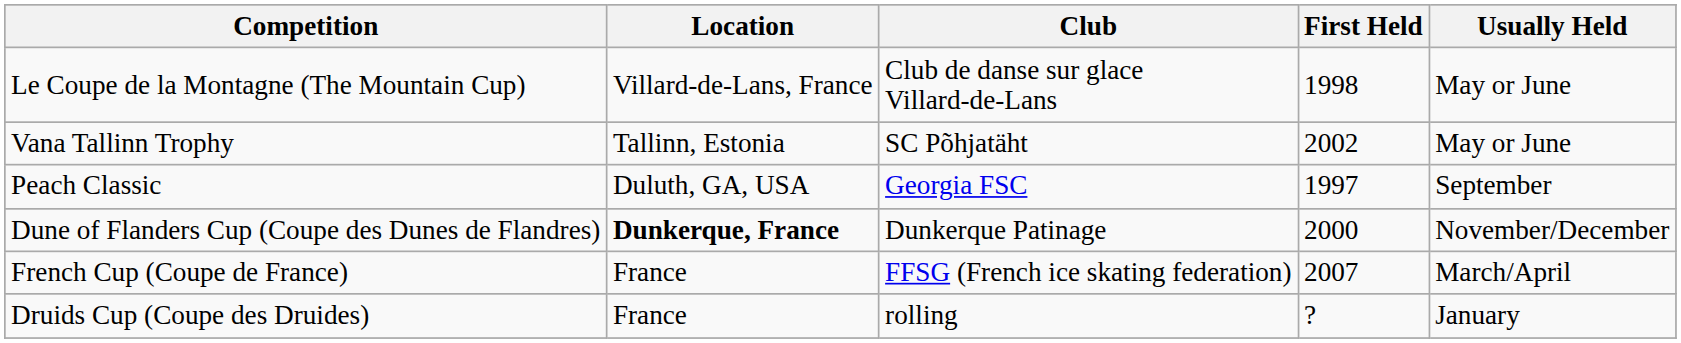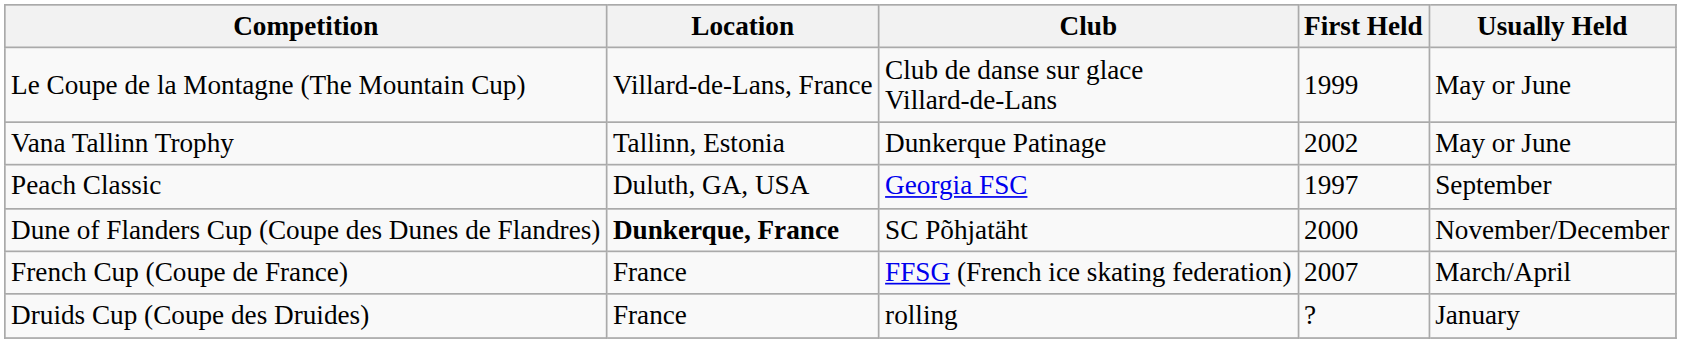(1331, 84) 1998 -> (1331, 84) 1999
(957, 142) SC Põhjatäht -> (996, 142) Dunkerque Patinage
(996, 229) Dunkerque Patinage -> (957, 229) SC Põhjatäht
